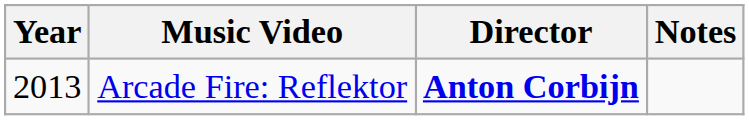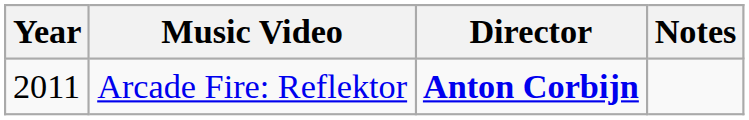(47, 85) 2013 -> (47, 85) 2011
